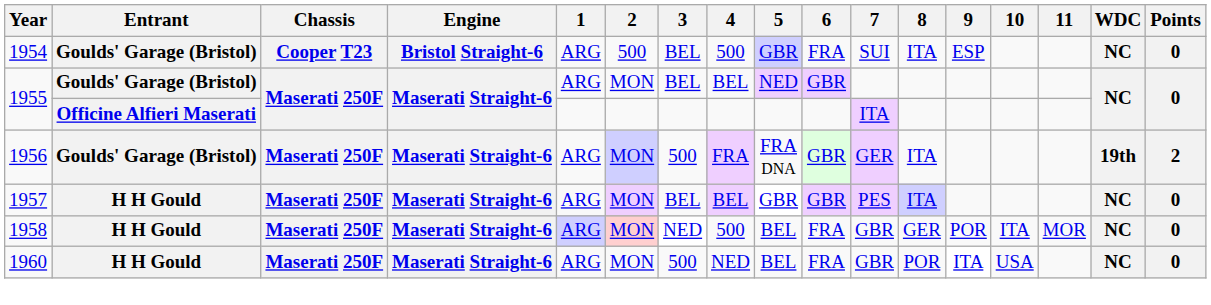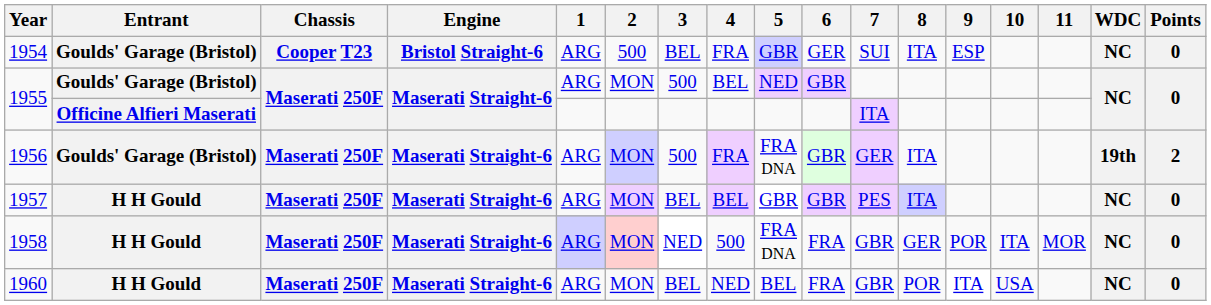(731, 51) 500 -> (731, 51) FRA
(826, 51) FRA -> (826, 51) GER
(683, 83) BEL -> (683, 83) 500
(779, 231) BEL -> (779, 242) FRA DNA
(683, 262) 500 -> (683, 284) BEL
